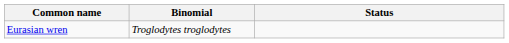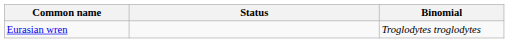columns swapped: (192, 12) <-> (379, 12)
